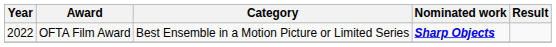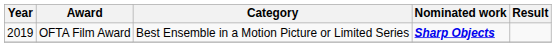(20, 32) 2022 -> (20, 32) 2019
